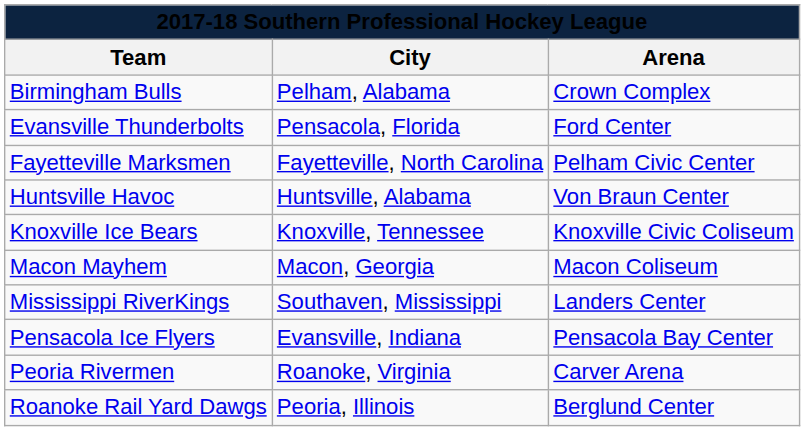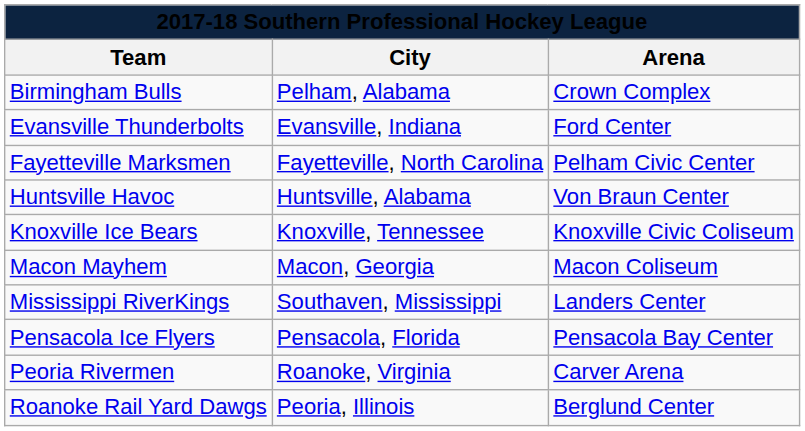(368, 127) Pensacola, Florida -> (369, 127) Evansville, Indiana
(369, 337) Evansville, Indiana -> (368, 337) Pensacola, Florida
